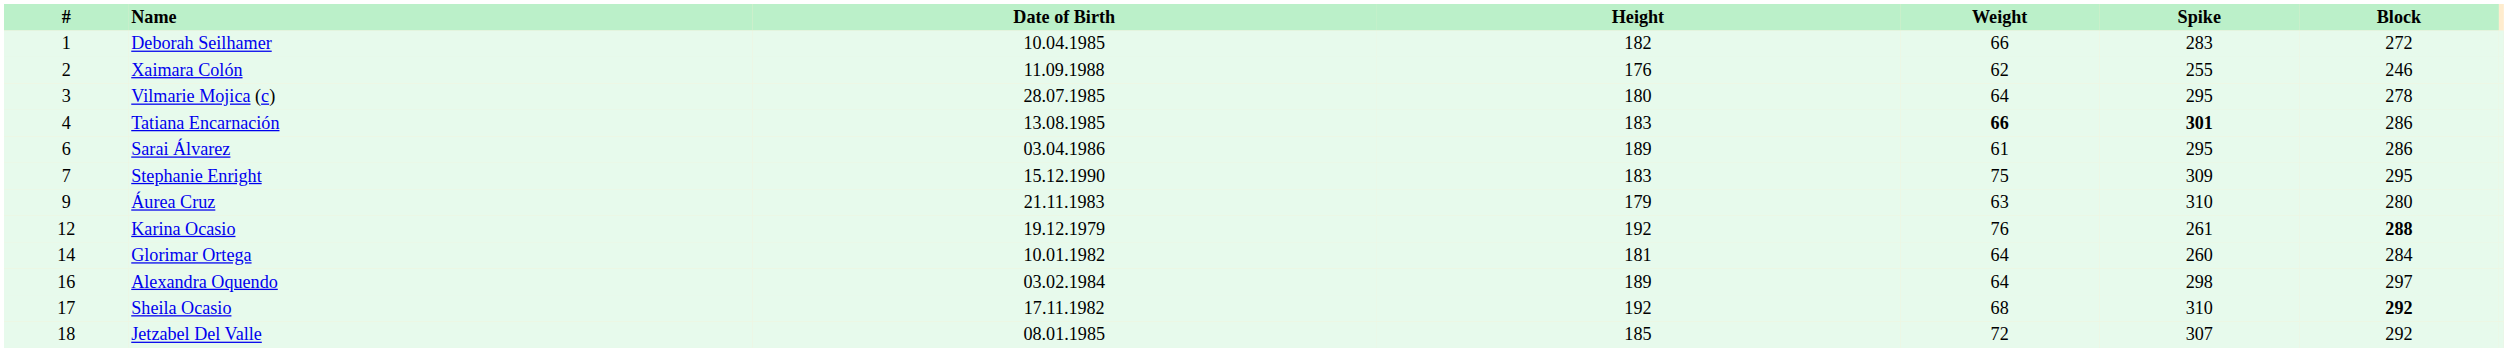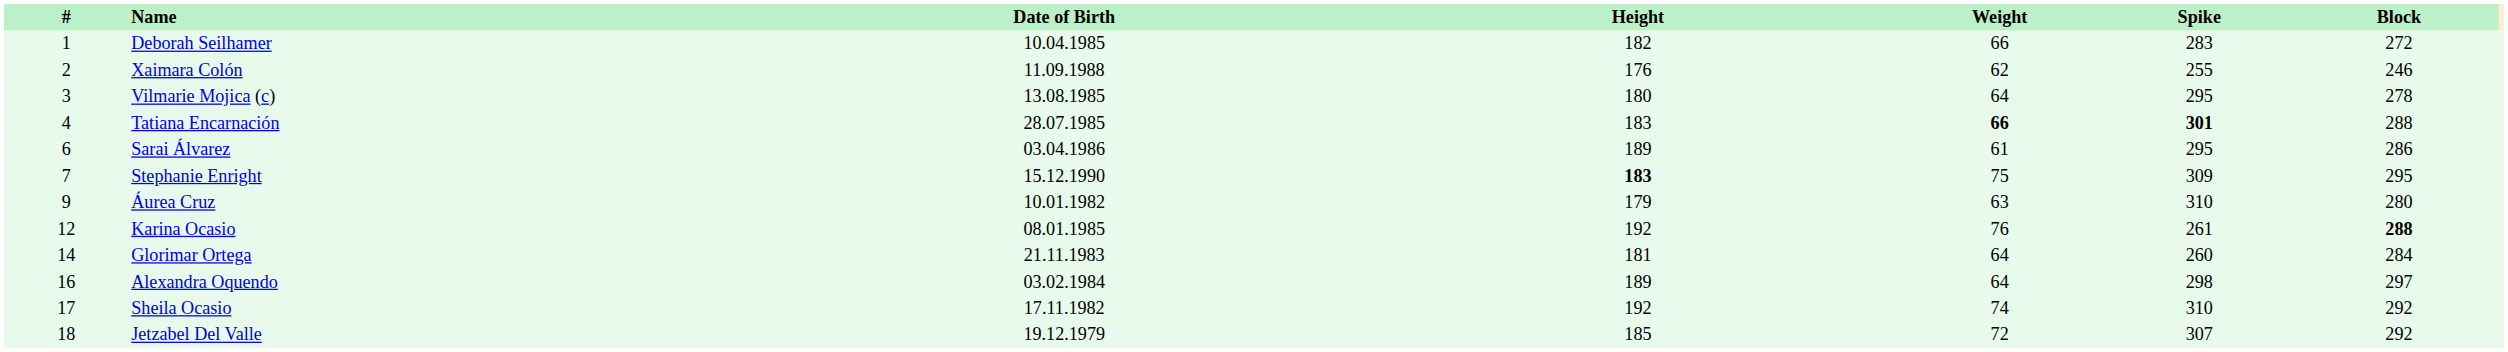(1064, 96) 28.07.1985 -> (1064, 96) 13.08.1985
(1064, 122) 13.08.1985 -> (1064, 122) 28.07.1985
(2399, 122) 286 -> (2399, 122) 288
(1638, 175) normal -> (1638, 175) bold
(1064, 202) 21.11.1983 -> (1064, 202) 10.01.1982
(1064, 228) 19.12.1979 -> (1064, 228) 08.01.1985
(1064, 255) 10.01.1982 -> (1064, 255) 21.11.1983
(2000, 308) 68 -> (2000, 308) 74
(2399, 308) bold -> (2399, 308) normal
(1064, 334) 08.01.1985 -> (1064, 334) 19.12.1979
